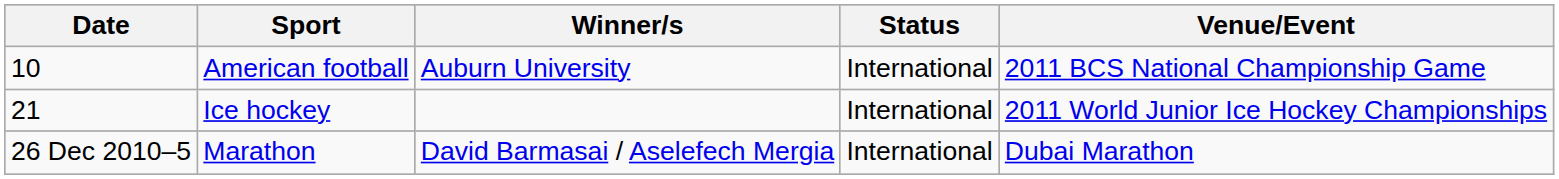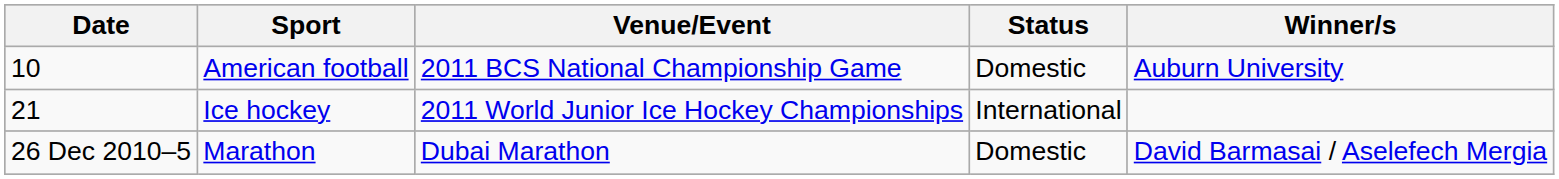columns swapped: (1276, 25) <-> (627, 25)
(920, 67) International -> (1031, 67) Domestic
(920, 151) International -> (1031, 151) Domestic
